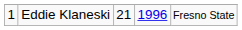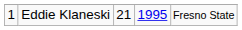(152, 15) 1996 -> (152, 15) 1995
